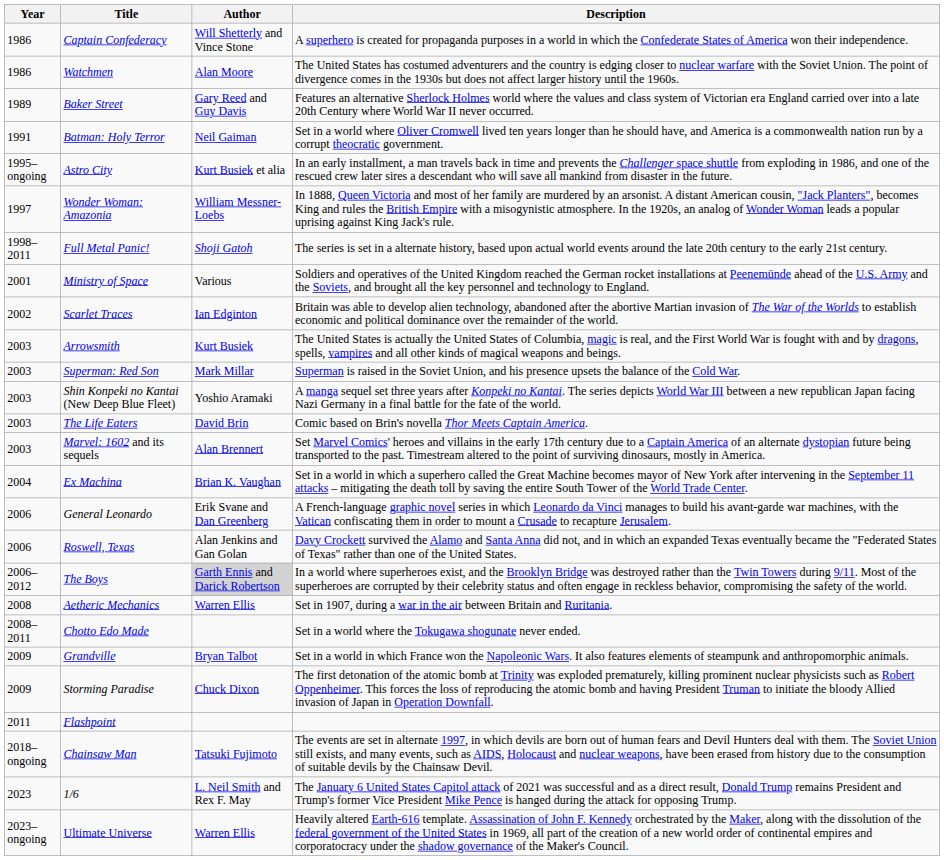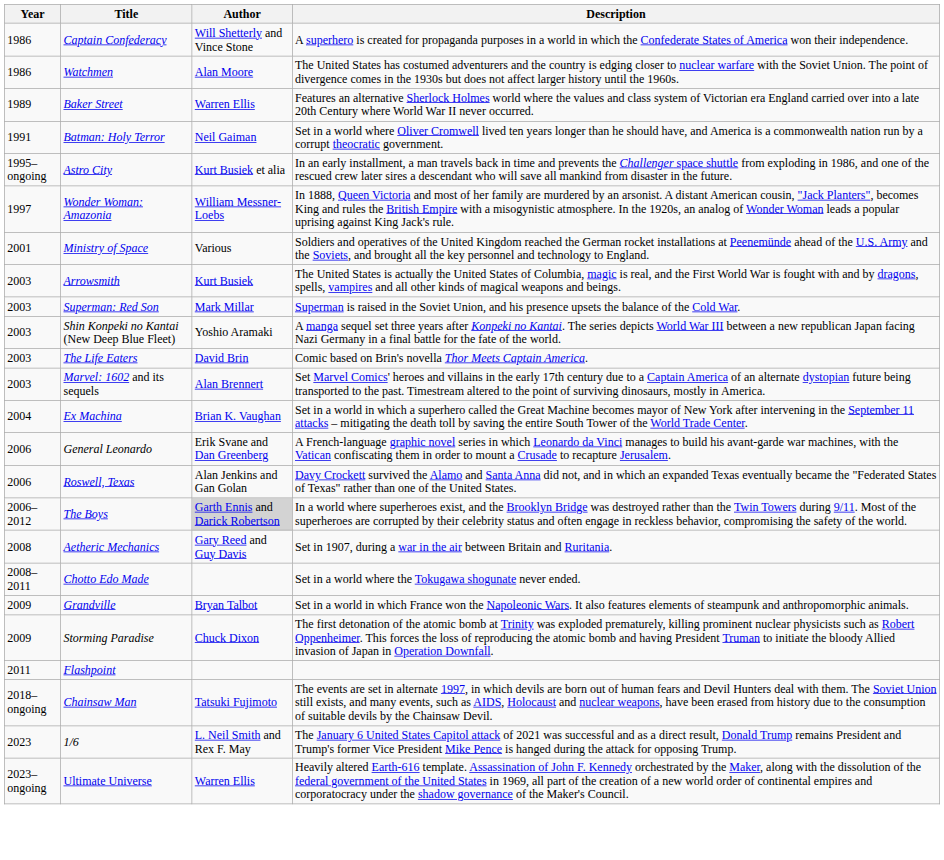(231, 104) Gary Reed and Guy Davis -> (225, 104) Warren Ellis
- row: (106, 248)
- row: (98, 313)
(225, 605) Warren Ellis -> (231, 546) Gary Reed and Guy Davis
